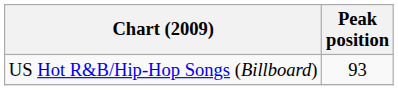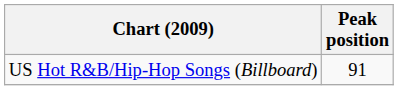(358, 69) 93 -> (358, 69) 91
